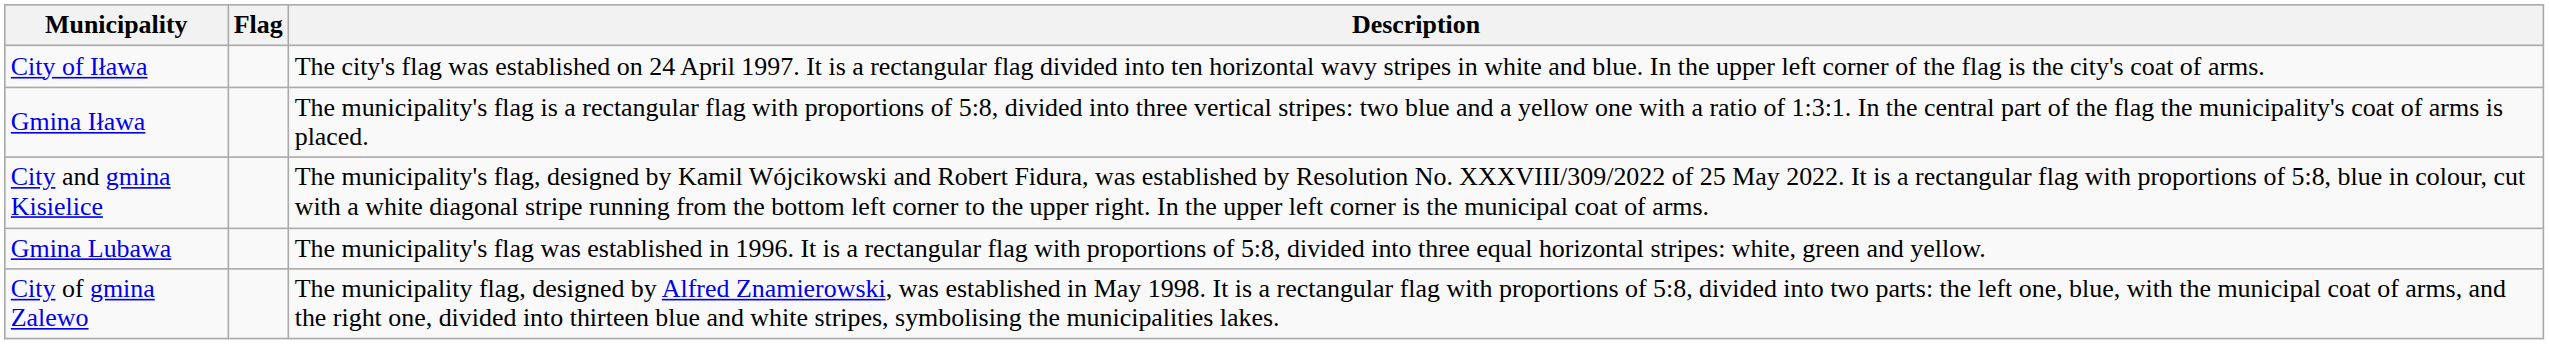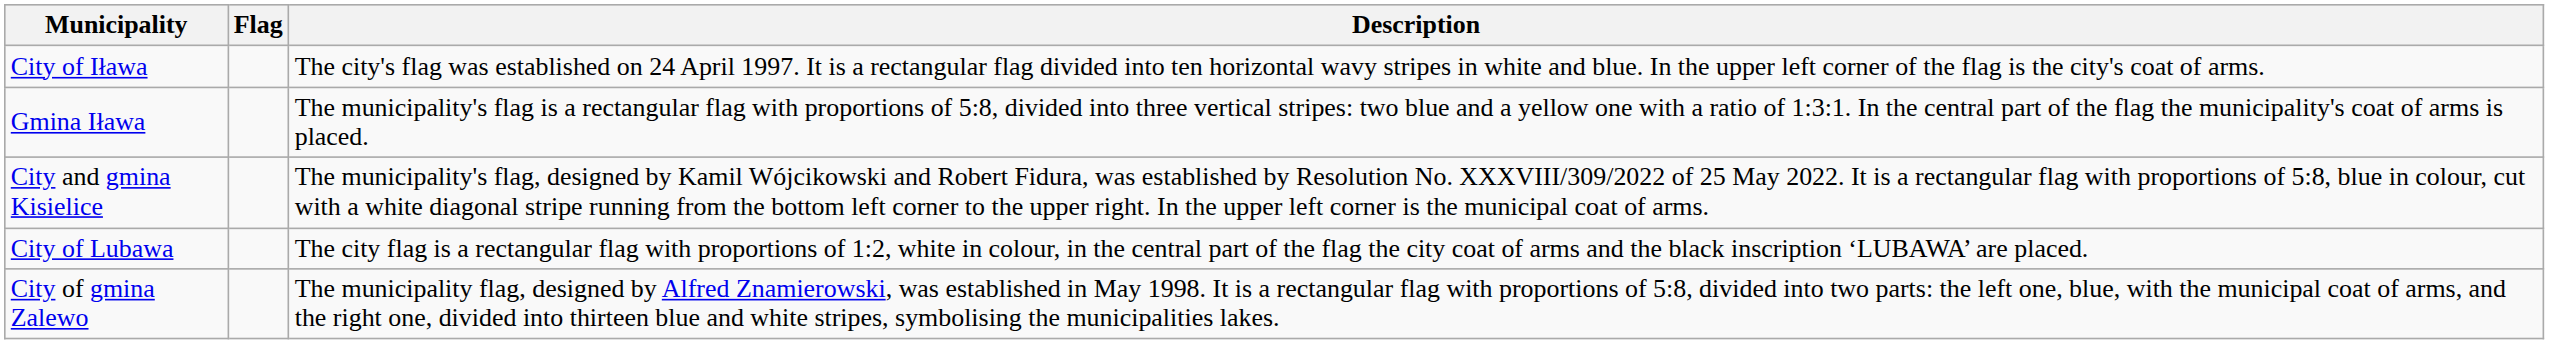+ row: (92, 247)
- row: (91, 247)
